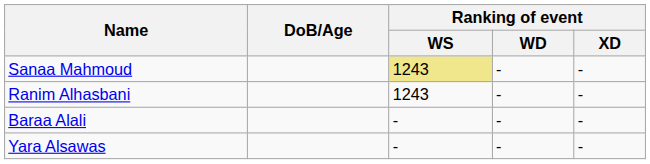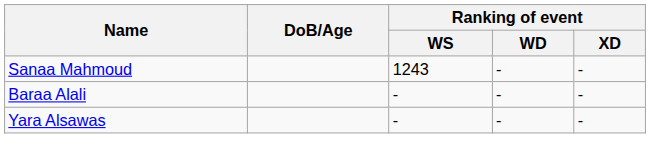(411, 69) khaki background -> (411, 69) no background
- row: (69, 95)
